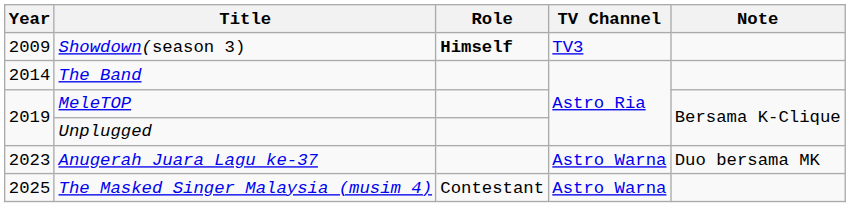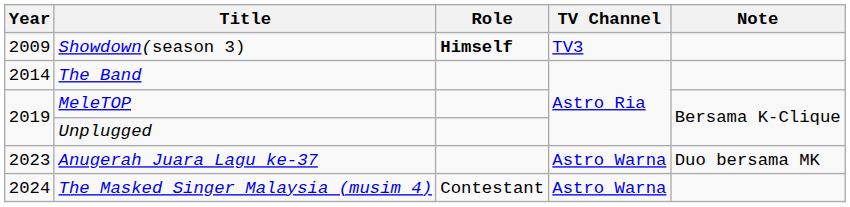(30, 188) 2025 -> (30, 188) 2024
